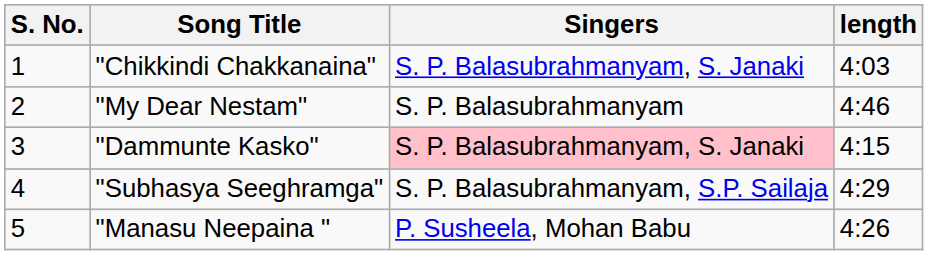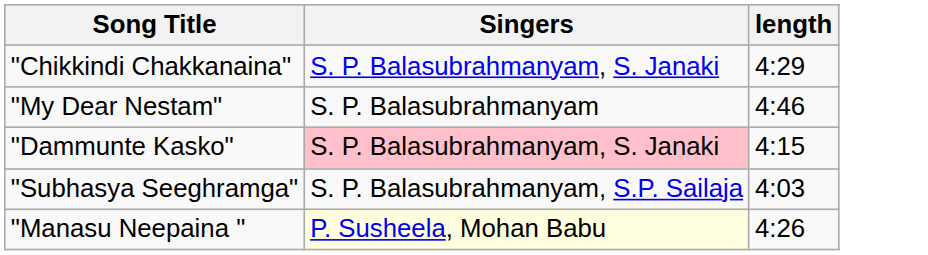- column: (47, 24)
(865, 65) 4:03 -> (780, 65) 4:29
(865, 188) 4:29 -> (780, 188) 4:03
(543, 229) no background -> (458, 229) lightyellow background
